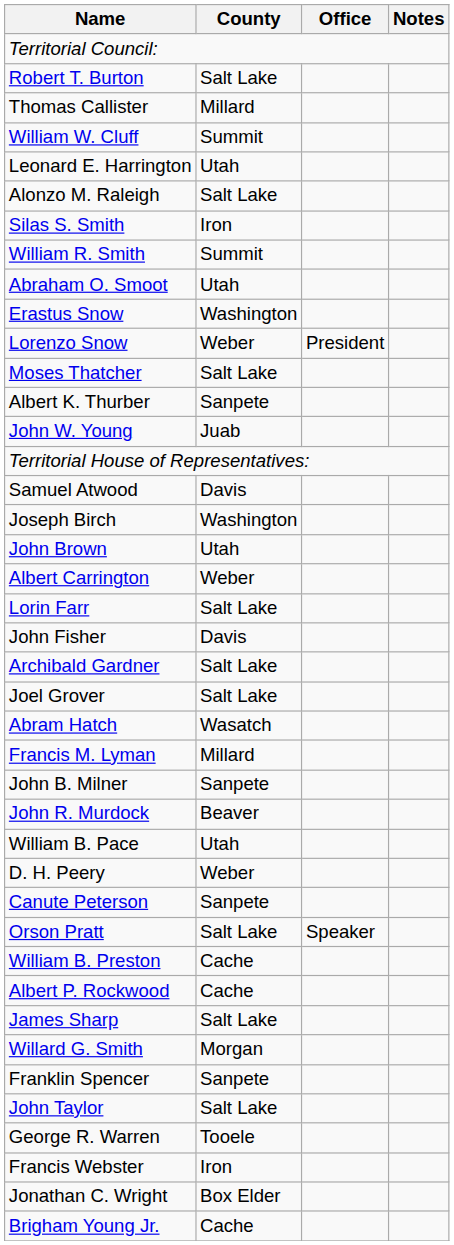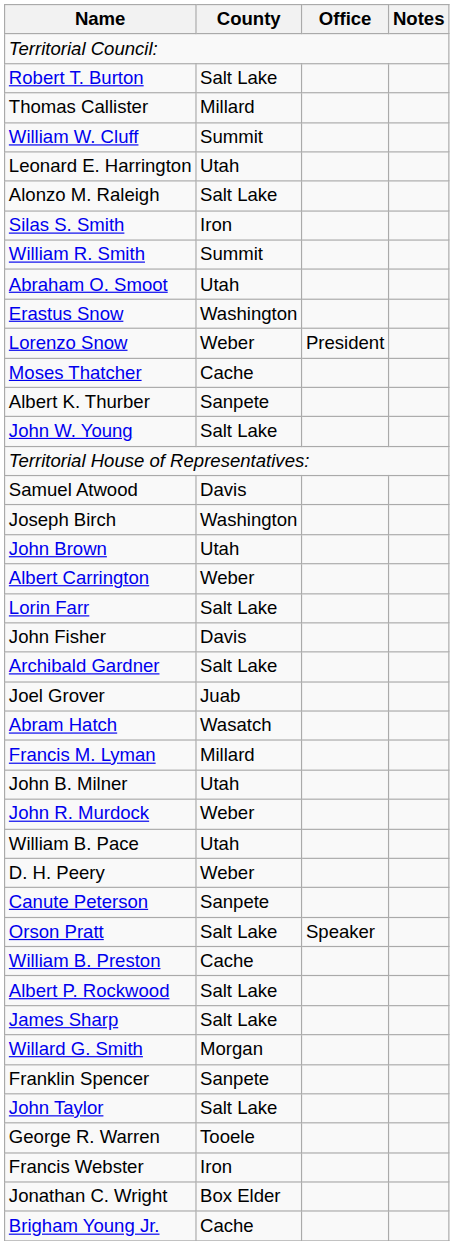(239, 372) Salt Lake -> (227, 372) Cache
(220, 431) Juab -> (239, 431) Salt Lake
(239, 696) Salt Lake -> (220, 696) Juab
(235, 784) Sanpete -> (220, 784) Utah
(229, 813) Beaver -> (227, 813) Weber
(227, 990) Cache -> (239, 990) Salt Lake
